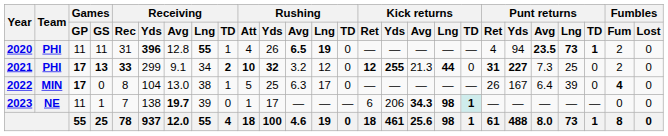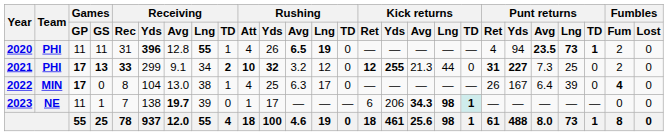(448, 67) bold -> (448, 67) normal
(249, 85) 5 -> (249, 85) 4
